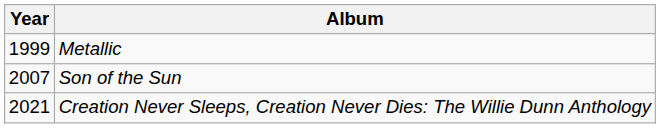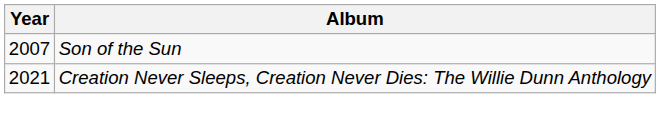- row: (90, 48)
